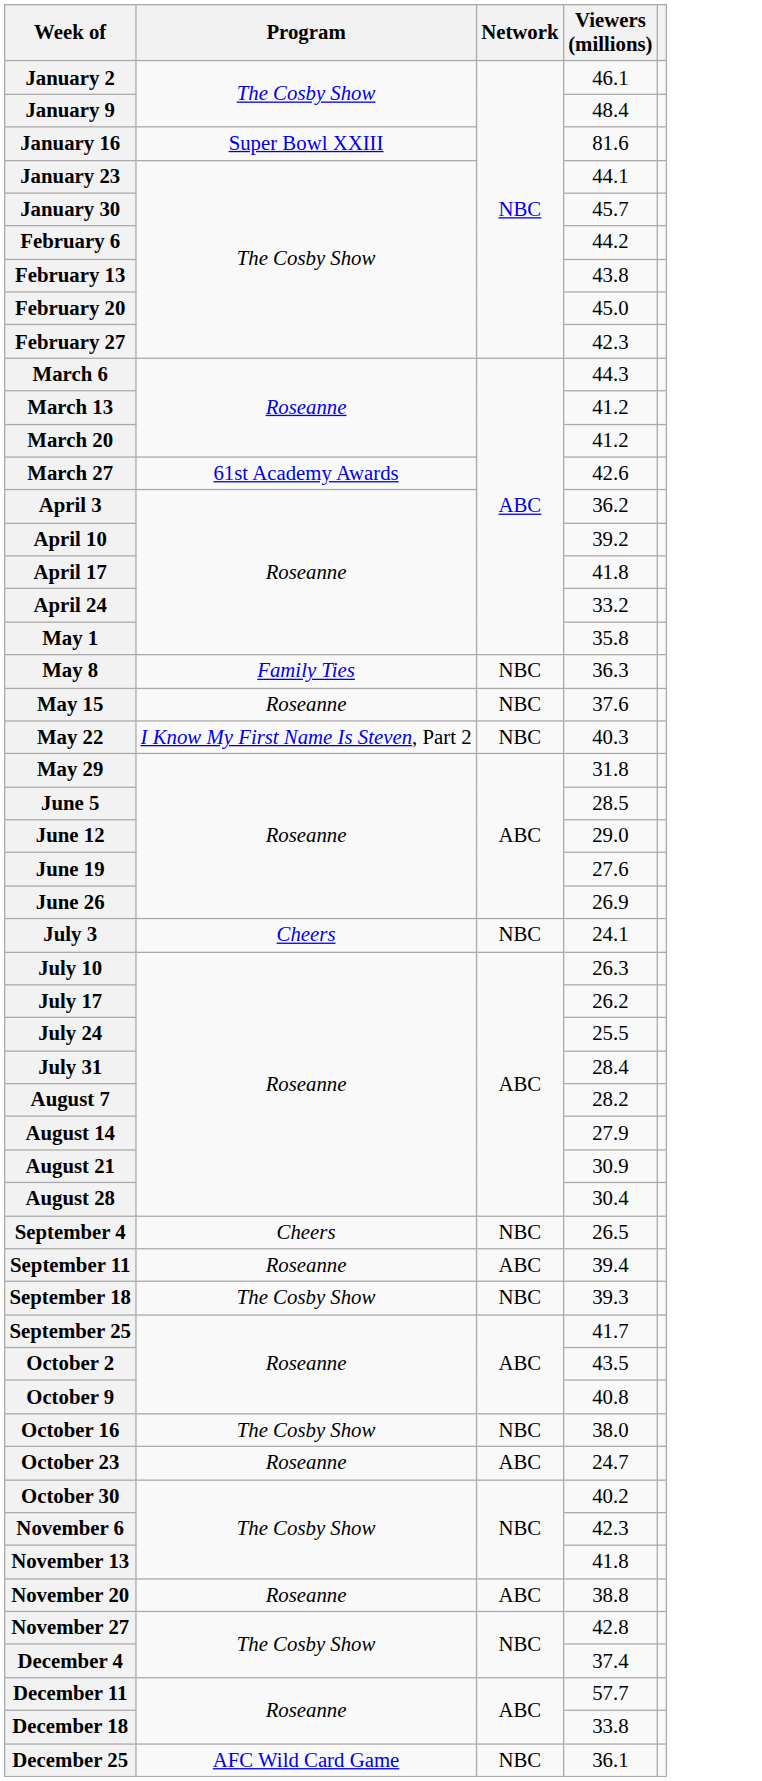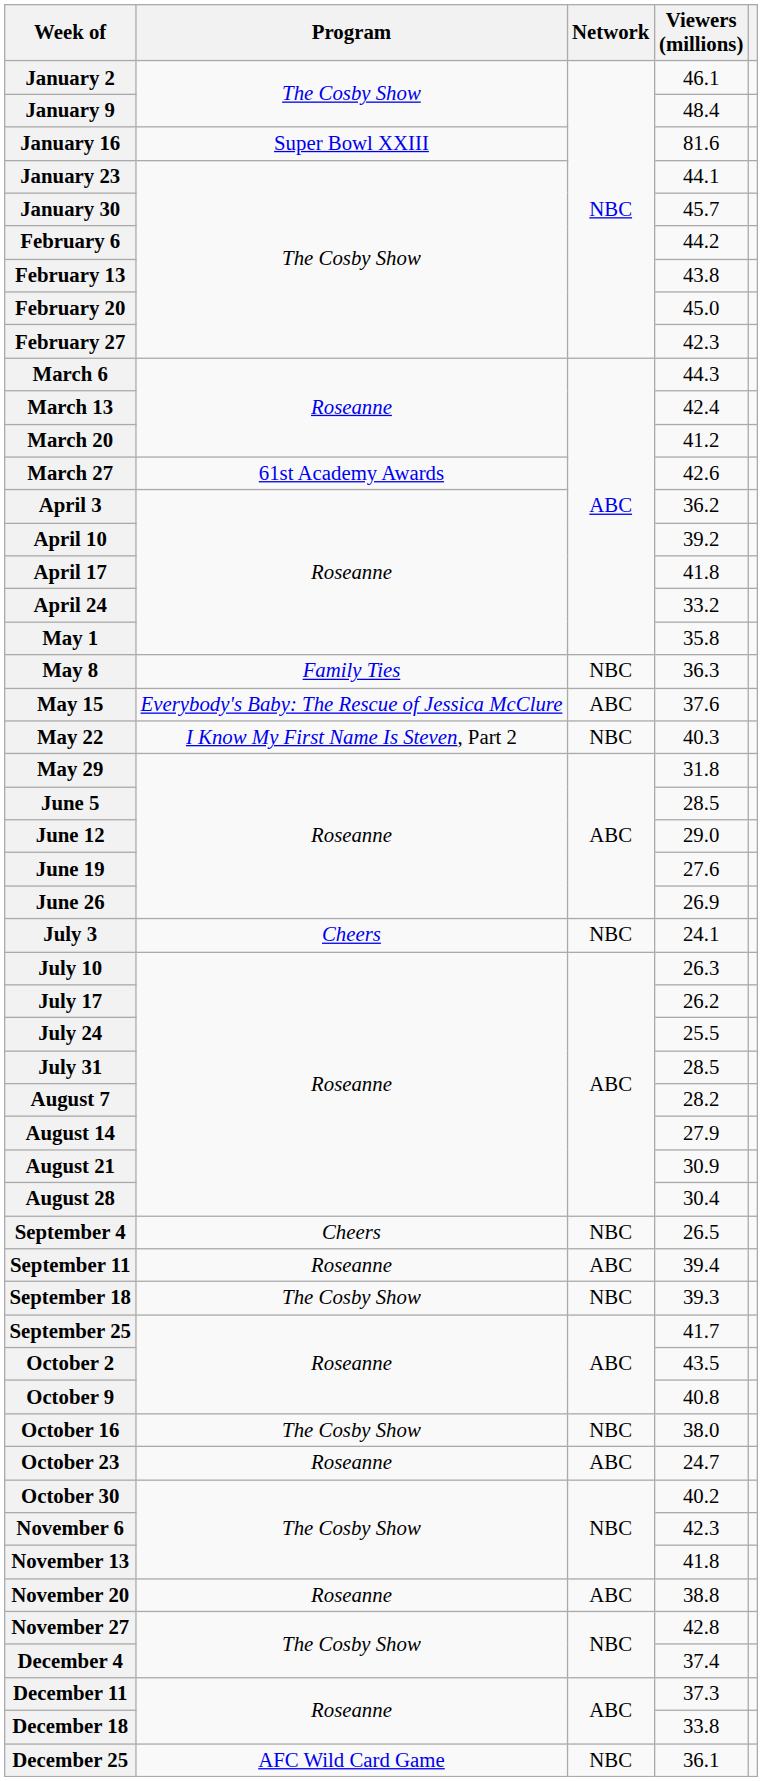(610, 407) 41.2 -> (701, 407) 42.4
(306, 704) Roseanne -> (351, 704) Everybody's Baby: The Rescue of Jessica McClure
(520, 704) NBC -> (611, 704) ABC
(610, 1067) 28.4 -> (701, 1067) 28.5
(610, 1693) 57.7 -> (701, 1693) 37.3
